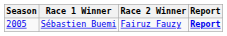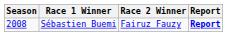(16, 25) 2005 -> (16, 25) 2008
